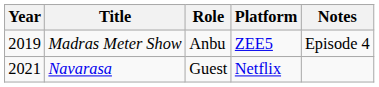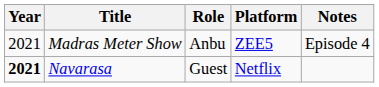(25, 43) 2019 -> (25, 43) 2021
(25, 69) normal -> (25, 69) bold
